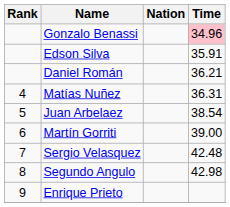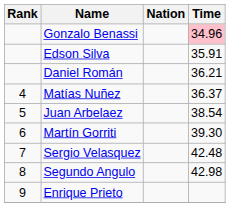(207, 93) 36.31 -> (207, 93) 36.37
(207, 133) 39.00 -> (207, 133) 39.30
